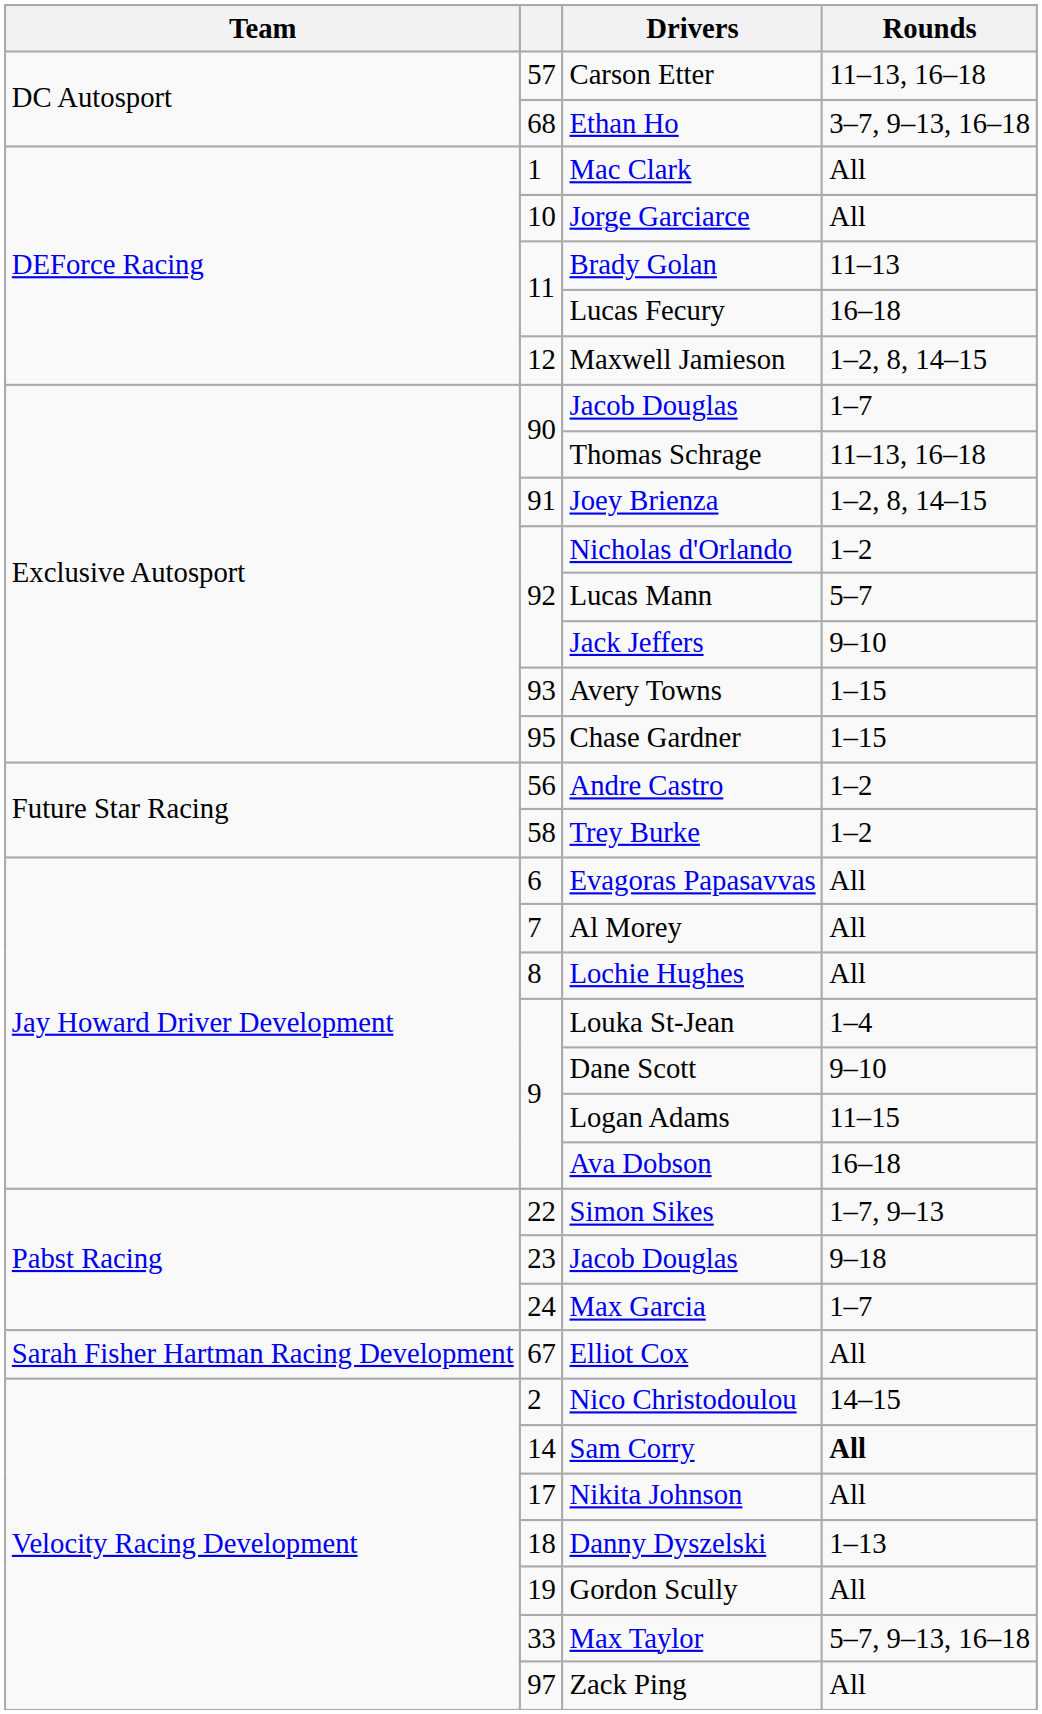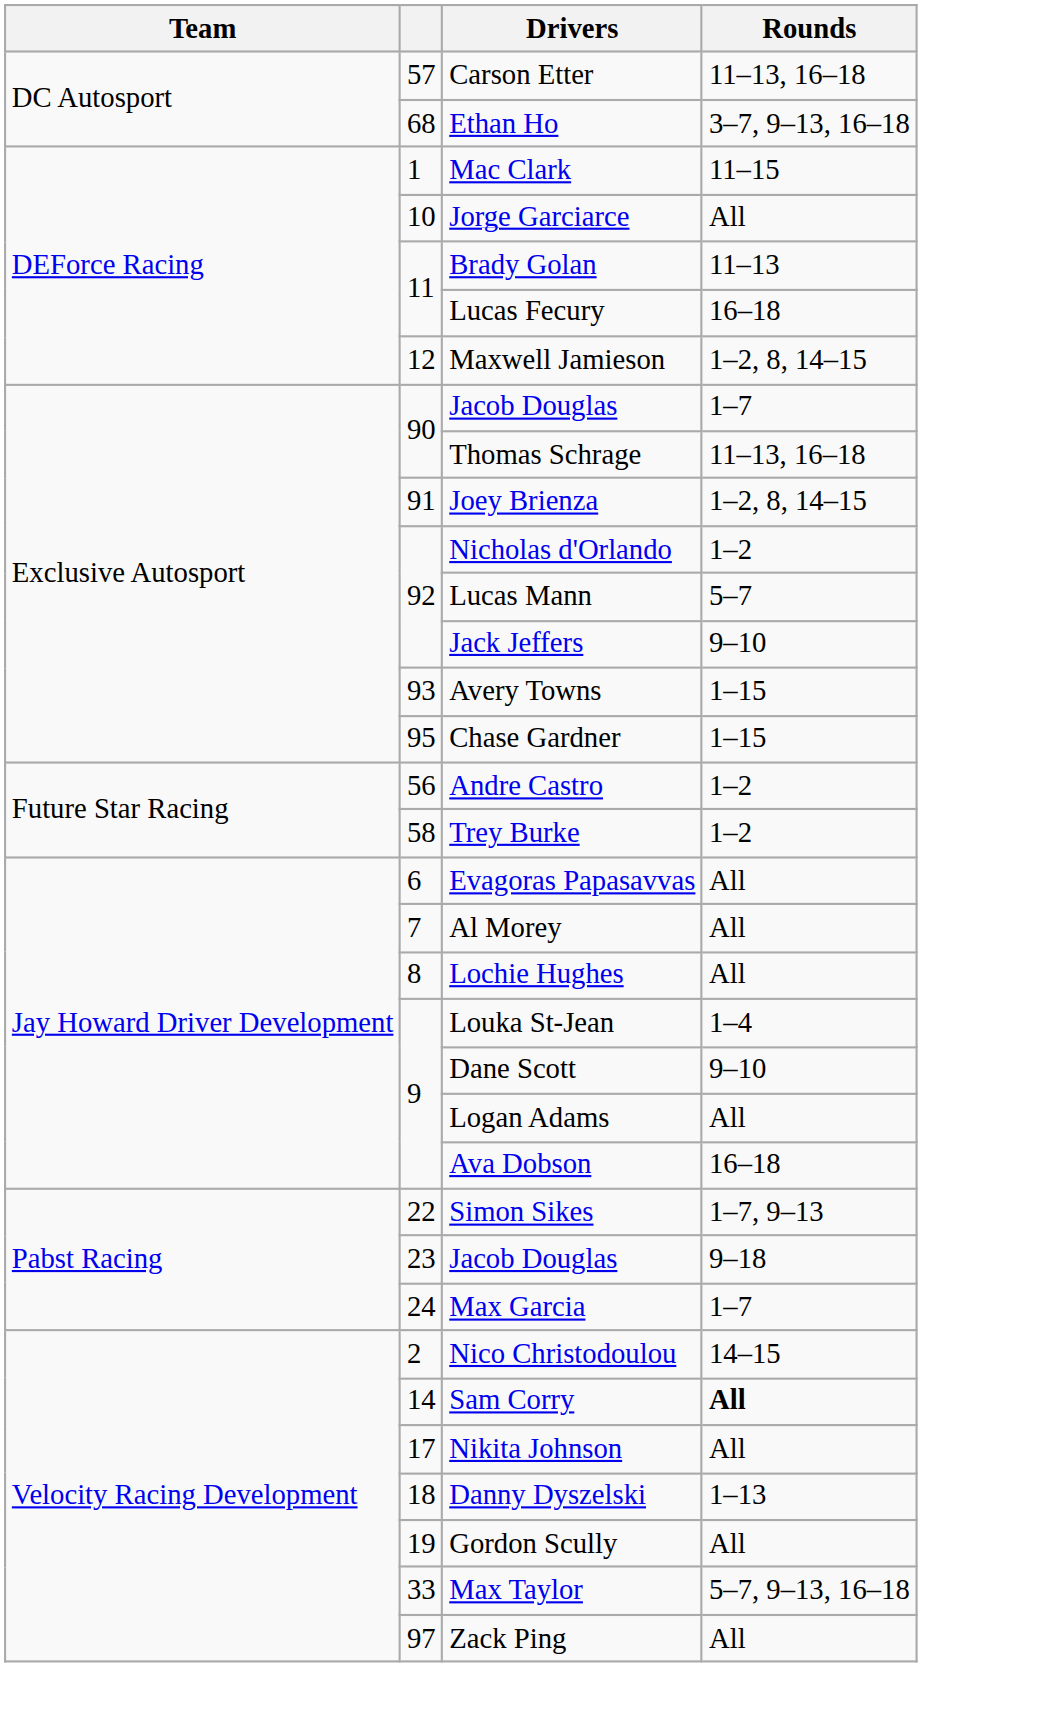(848, 169) All -> (744, 169) 11–15
(865, 1116) 11–15 -> (727, 1116) All
- row: (542, 1353)
